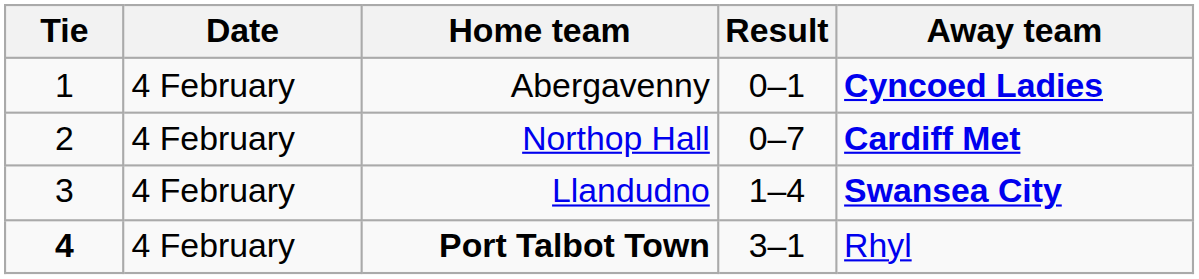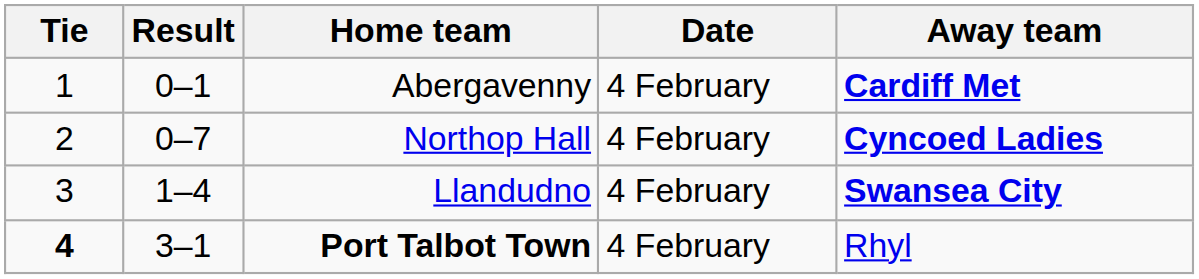columns swapped: (243, 31) <-> (777, 31)
(974, 84) Cyncoed Ladies -> (932, 84) Cardiff Met
(932, 138) Cardiff Met -> (974, 138) Cyncoed Ladies
